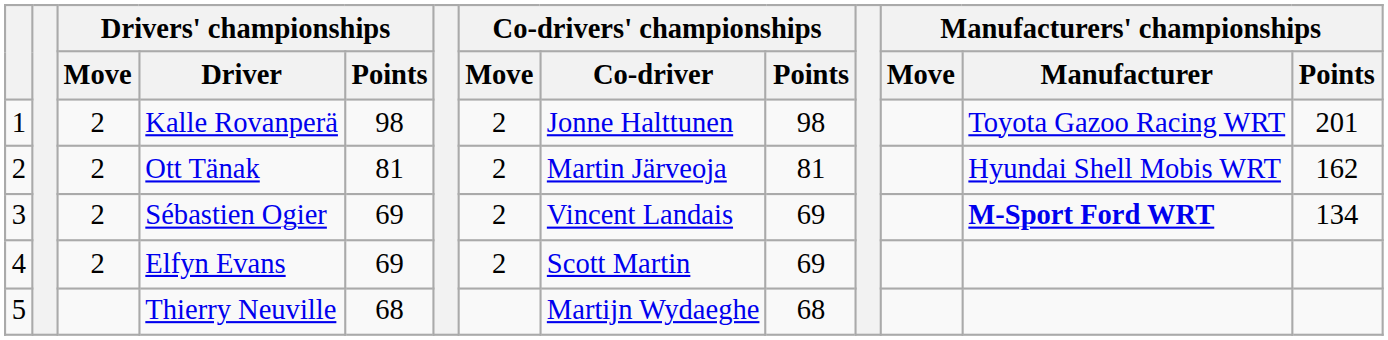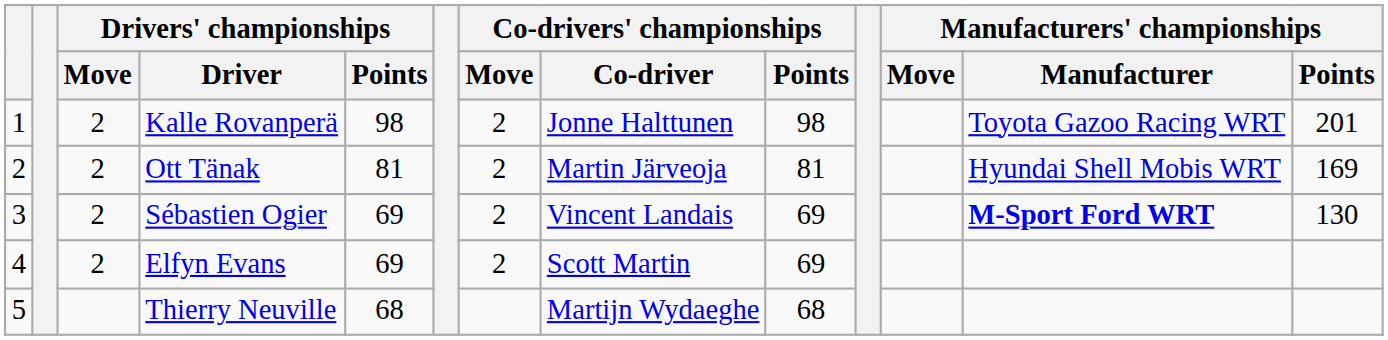(1337, 169) 162 -> (1337, 169) 169
(1337, 216) 134 -> (1337, 216) 130
